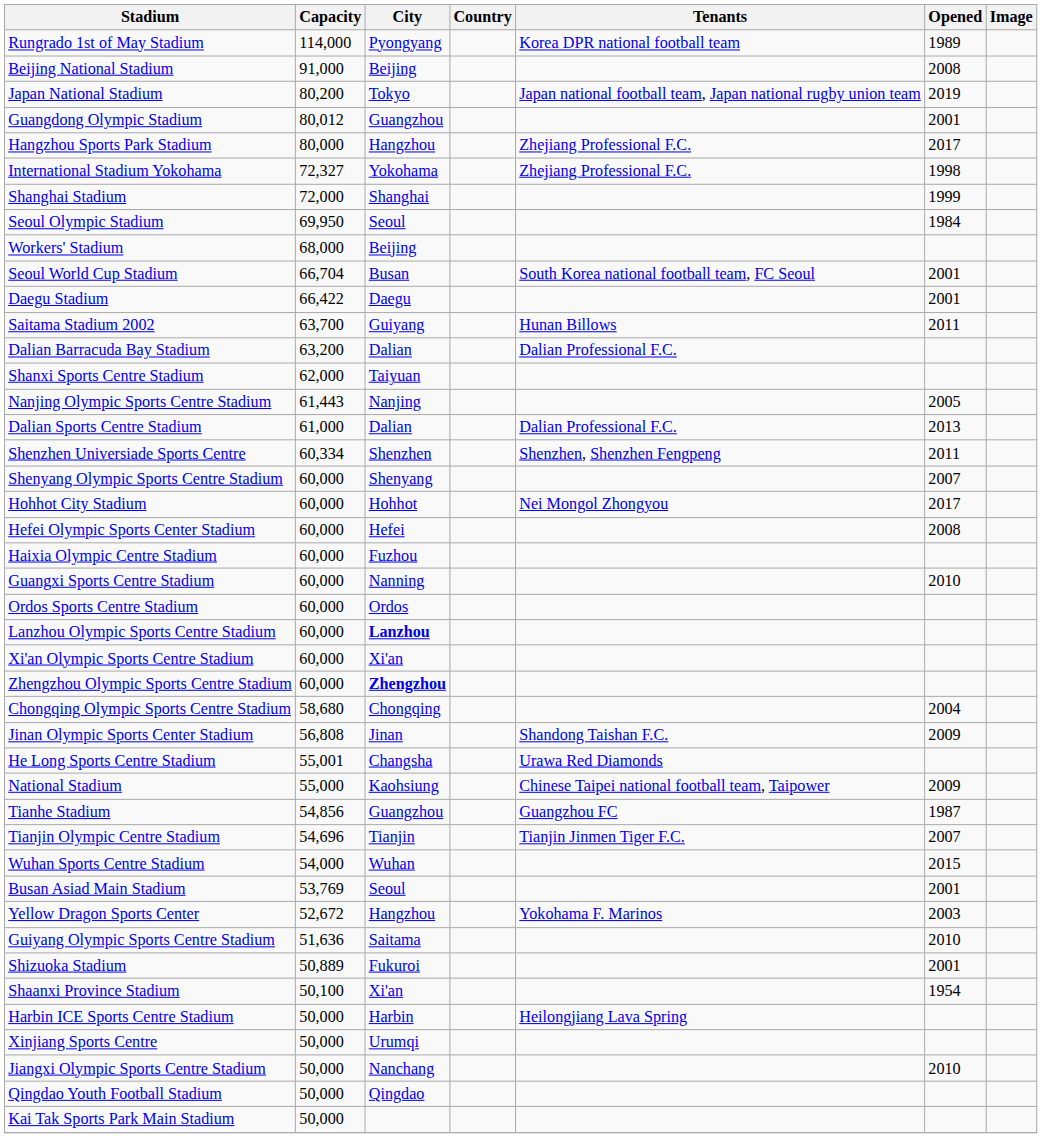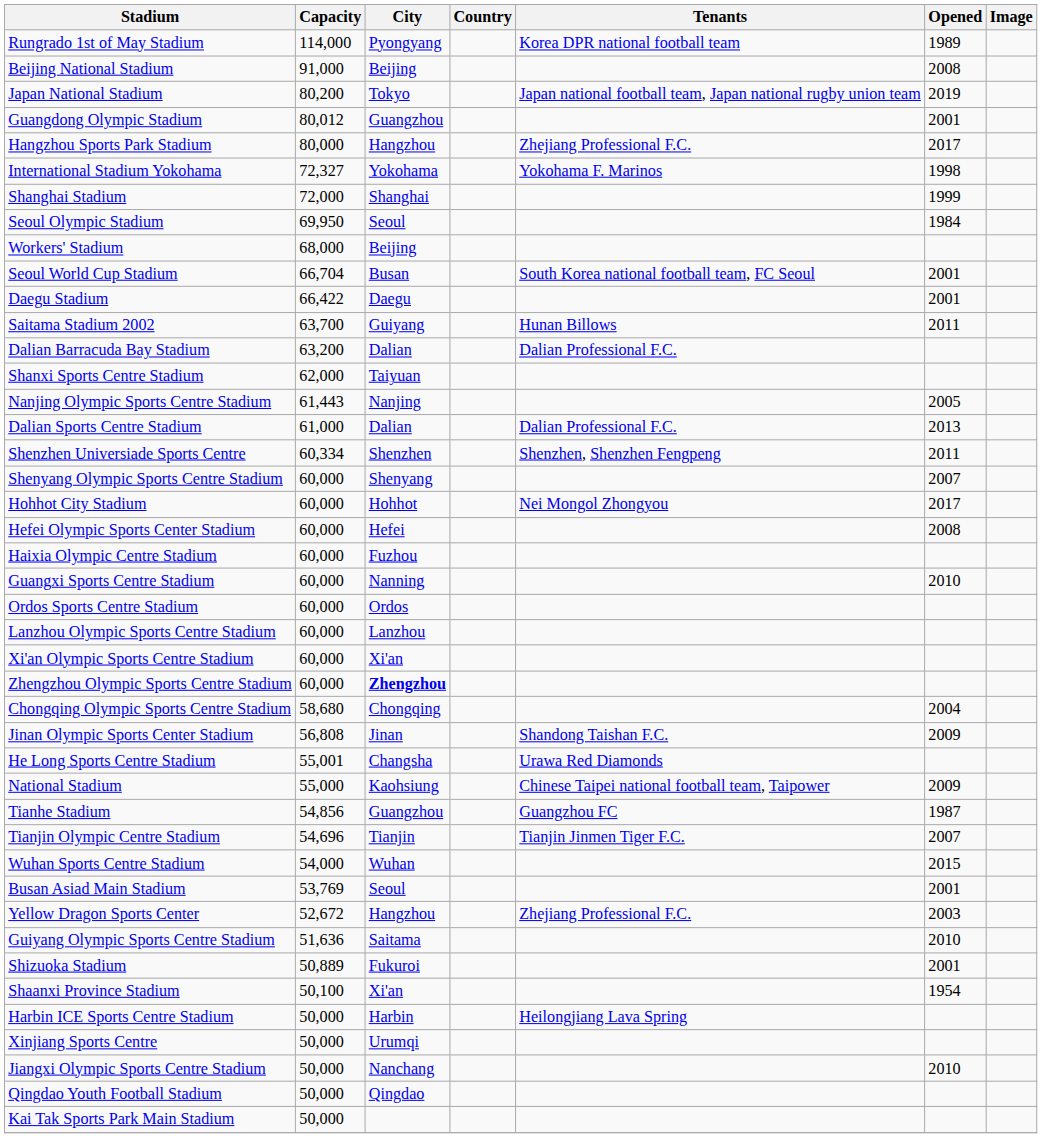(605, 171) Zhejiang Professional F.C. -> (591, 171) Yokohama F. Marinos
(399, 632) bold -> (397, 632) normal
(591, 914) Yokohama F. Marinos -> (605, 914) Zhejiang Professional F.C.
